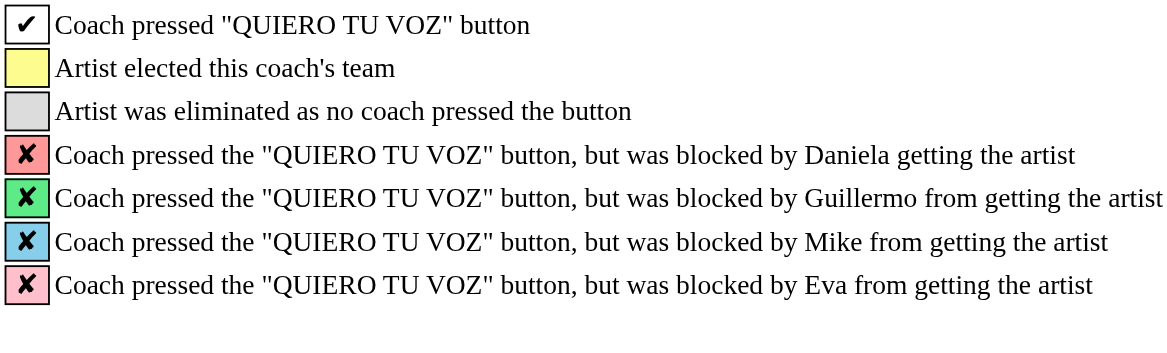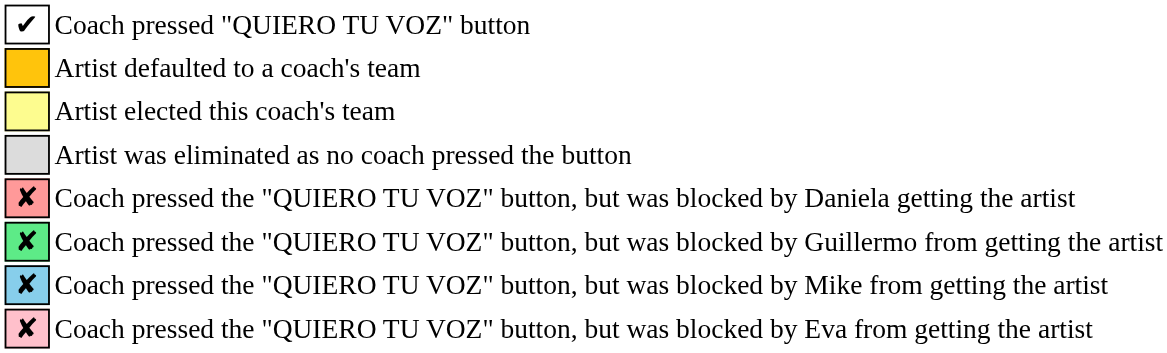+ row: (238, 67)
